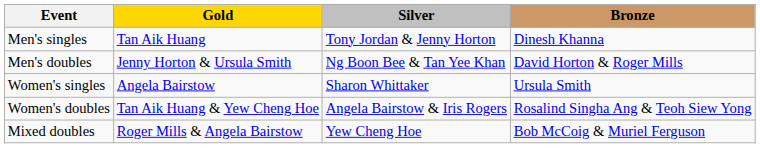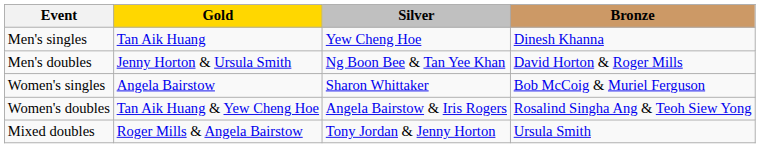(411, 39) Tony Jordan & Jenny Horton -> (374, 39) Yew Cheng Hoe
(552, 85) Ursula Smith -> (609, 85) Bob McCoig & Muriel Ferguson
(374, 131) Yew Cheng Hoe -> (411, 131) Tony Jordan & Jenny Horton
(609, 131) Bob McCoig & Muriel Ferguson -> (552, 131) Ursula Smith
